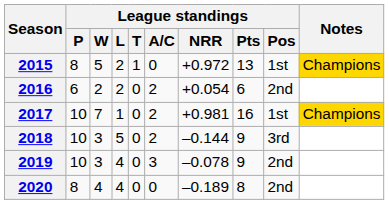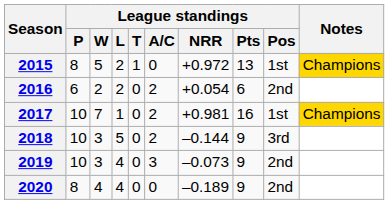(205, 162) –0.078 -> (205, 162) –0.073
(241, 187) 8 -> (241, 187) 9
